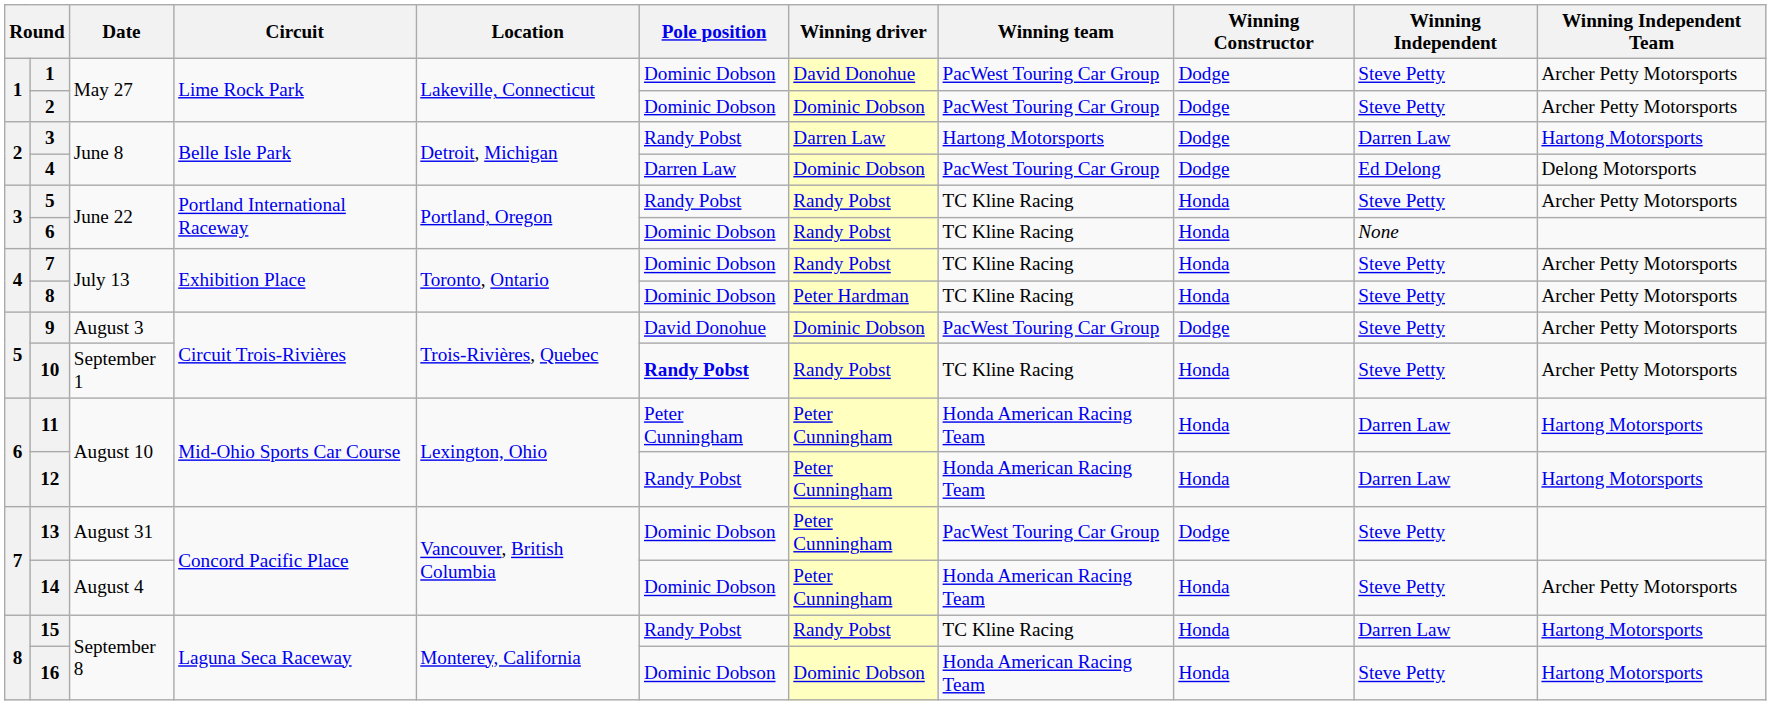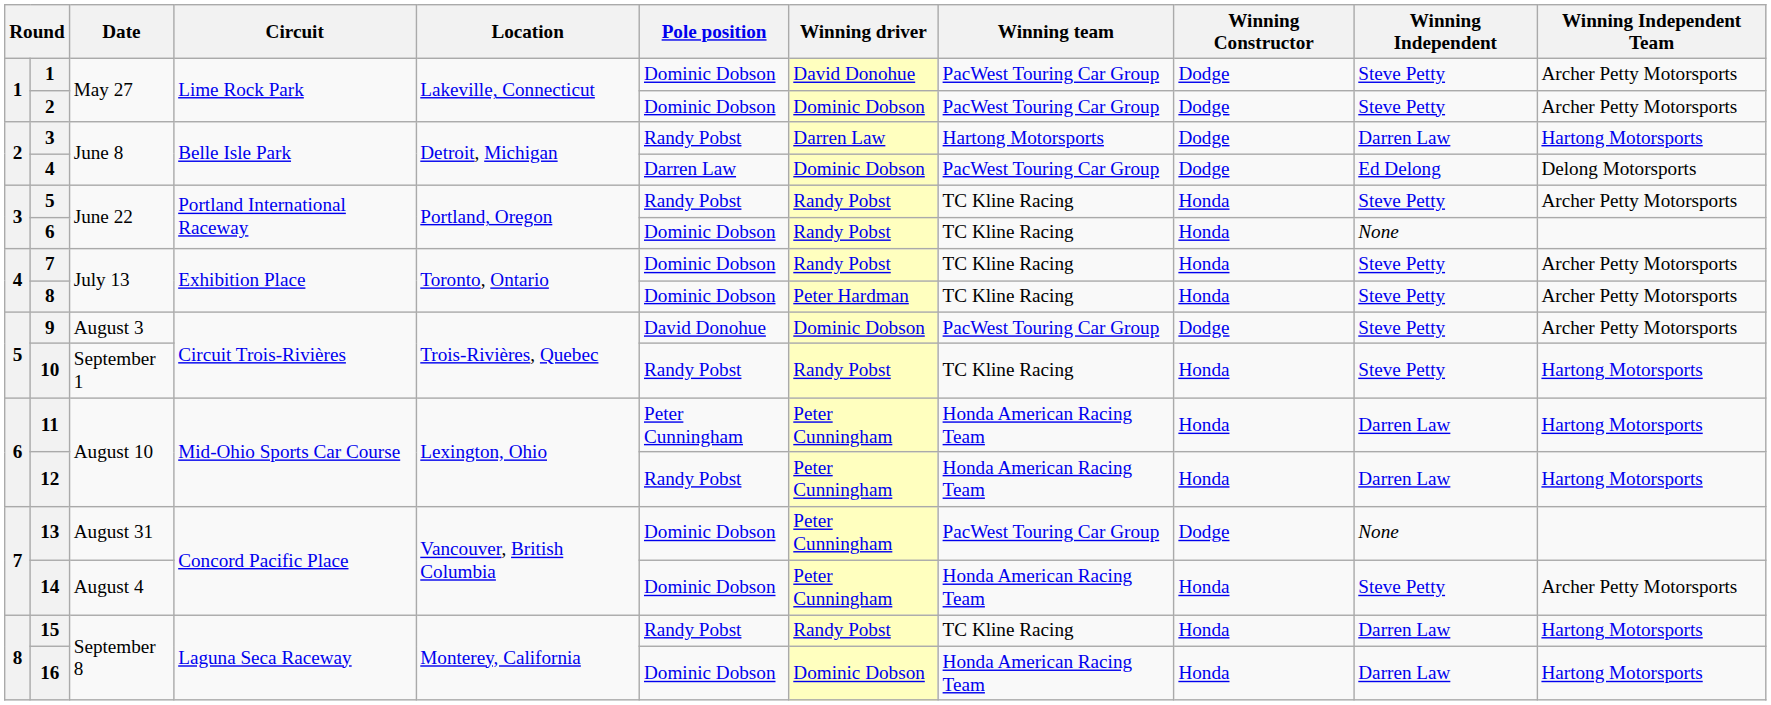(696, 370) bold -> (693, 370) normal
(1639, 370) Archer Petty Motorsports -> (1622, 370) Hartong Motorsports
(1402, 532) Steve Petty -> (1379, 532) None
(1402, 672) Steve Petty -> (1404, 672) Darren Law
